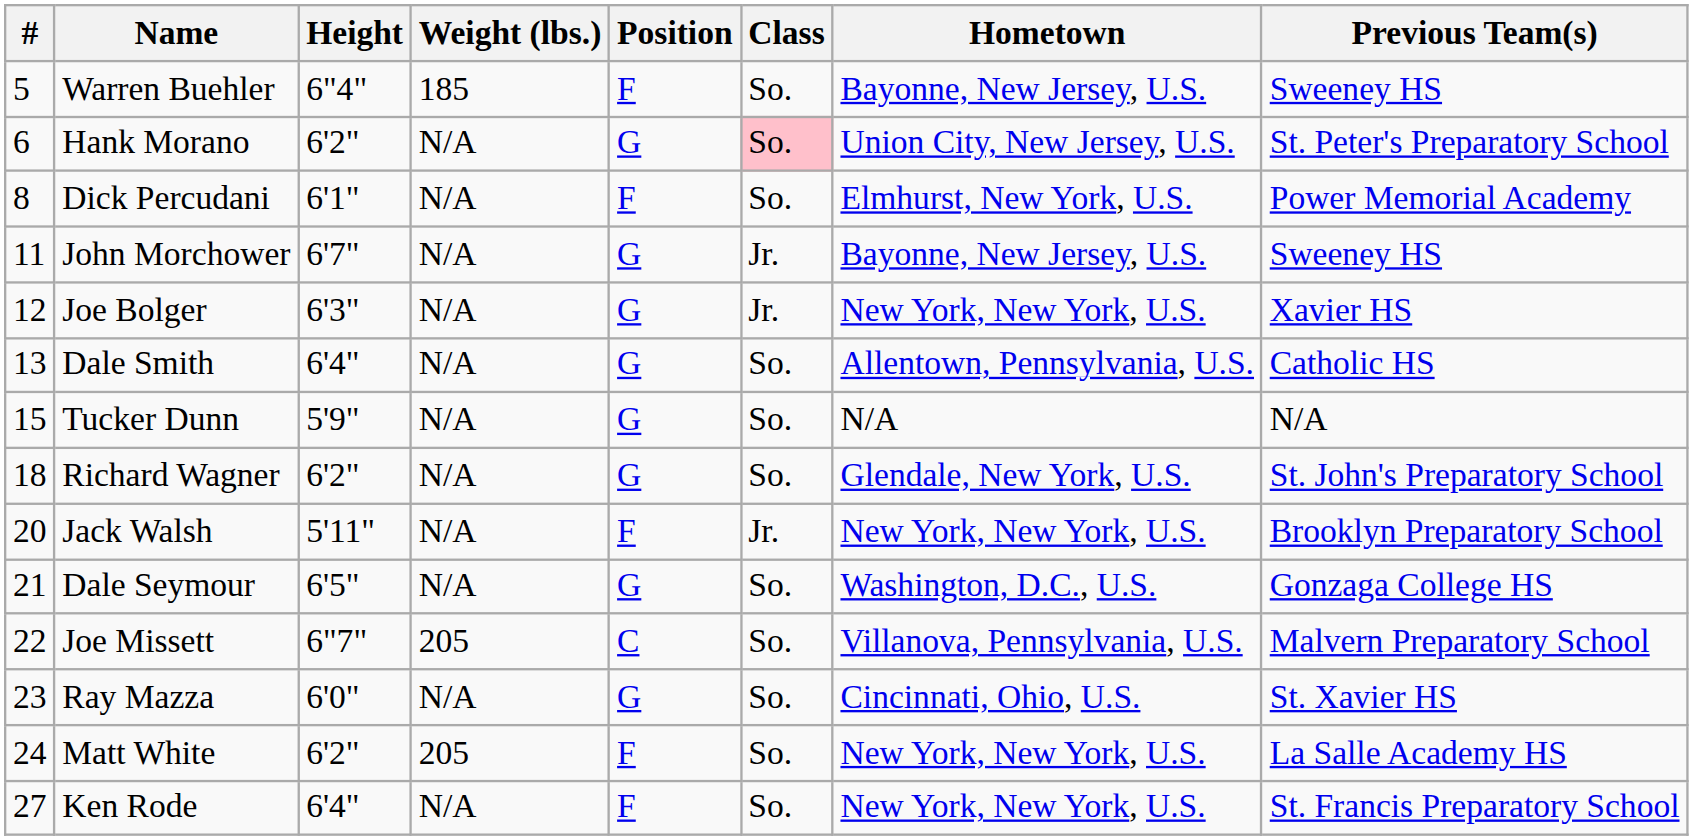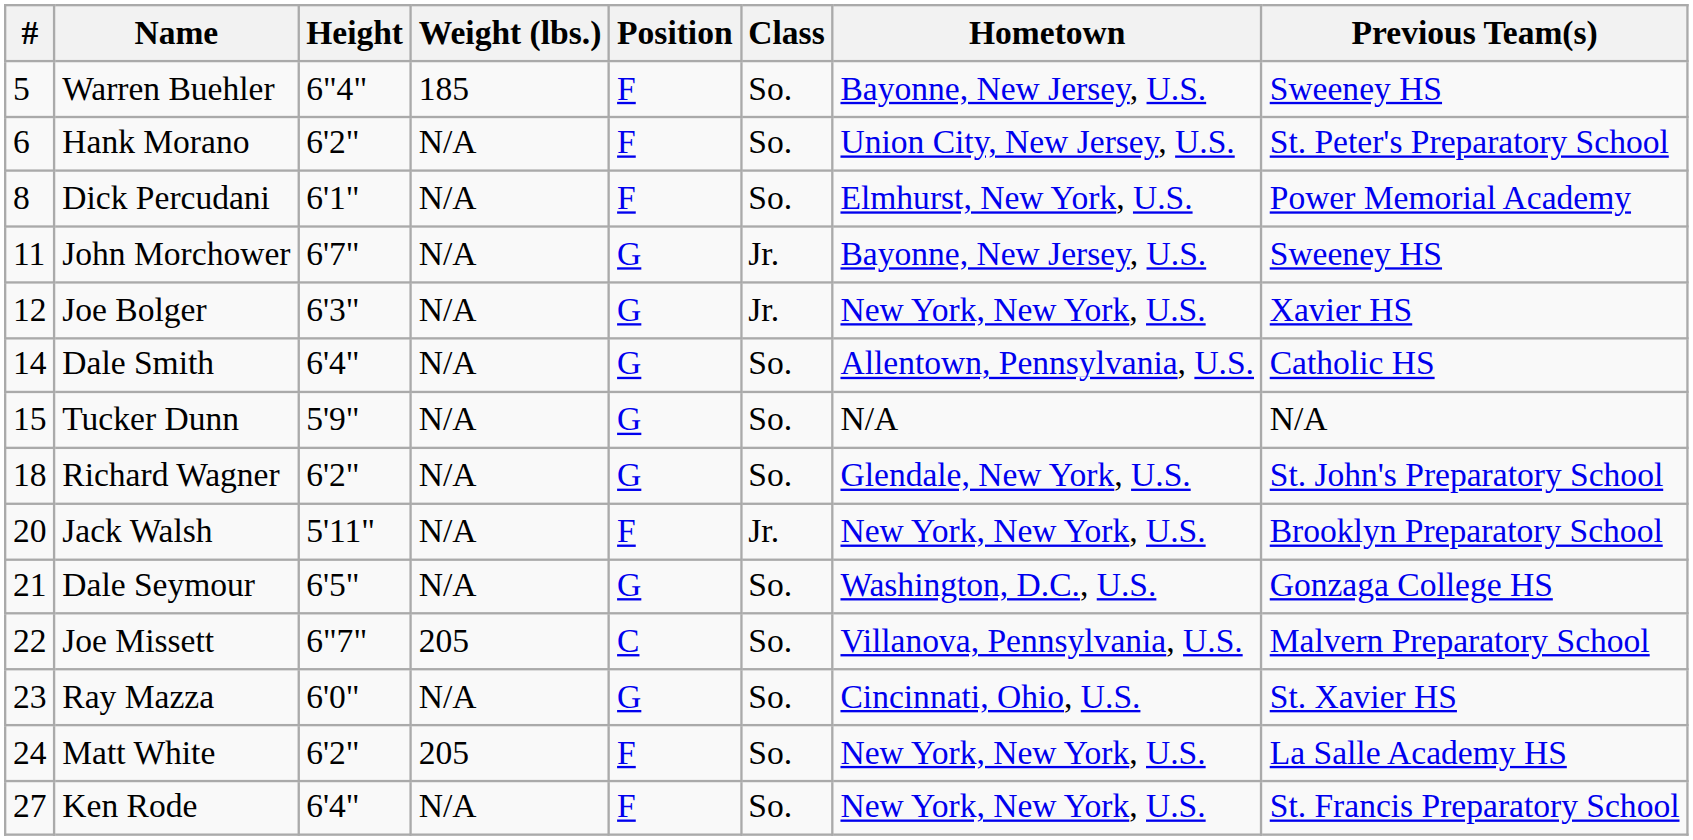(629, 143) G -> (626, 143) F
(770, 143) pink background -> (770, 143) no background
(30, 364) 13 -> (30, 364) 14
